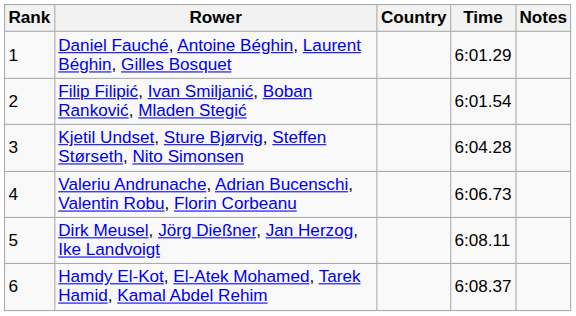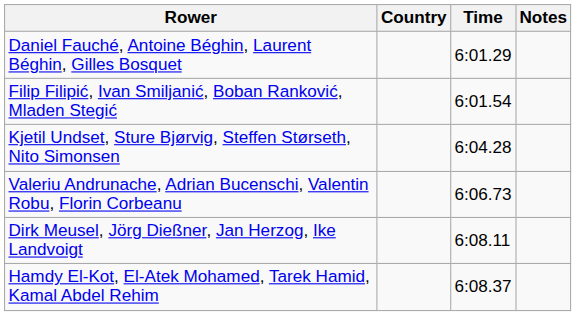- column: (29, 18)
